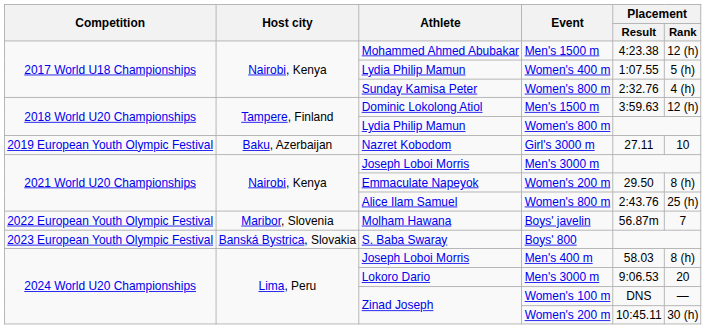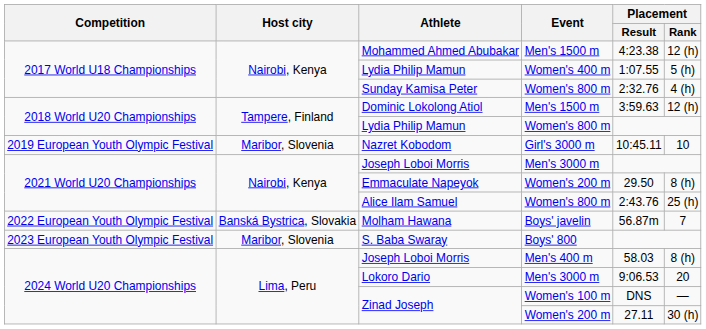(287, 145) Baku, Azerbaijan -> (287, 145) Maribor, Slovenia
(639, 145) 27.11 -> (639, 145) 10:45.11
(287, 221) Maribor, Slovenia -> (287, 221) Banská Bystrica, Slovakia
(287, 240) Banská Bystrica, Slovakia -> (287, 240) Maribor, Slovenia
(639, 315) 10:45.11 -> (639, 315) 27.11
